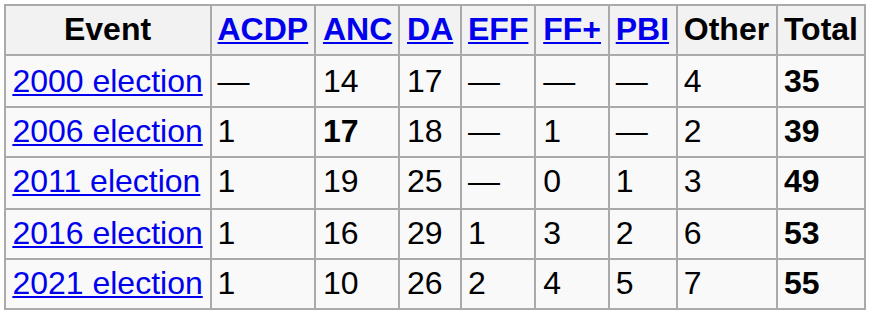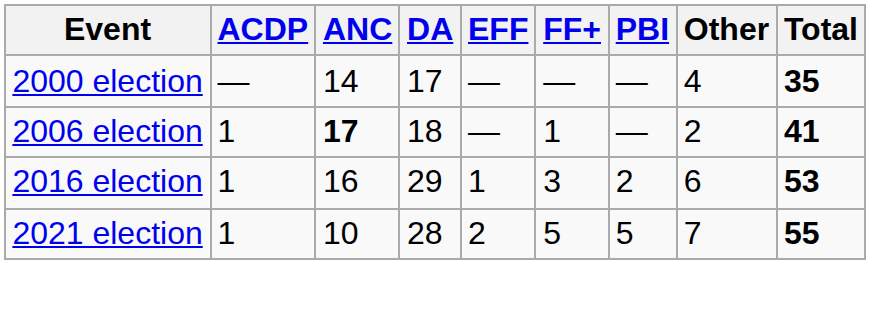(802, 131) 39 -> (802, 131) 41
- row: (106, 182)
(425, 283) 26 -> (425, 232) 28
(552, 283) 4 -> (552, 232) 5
